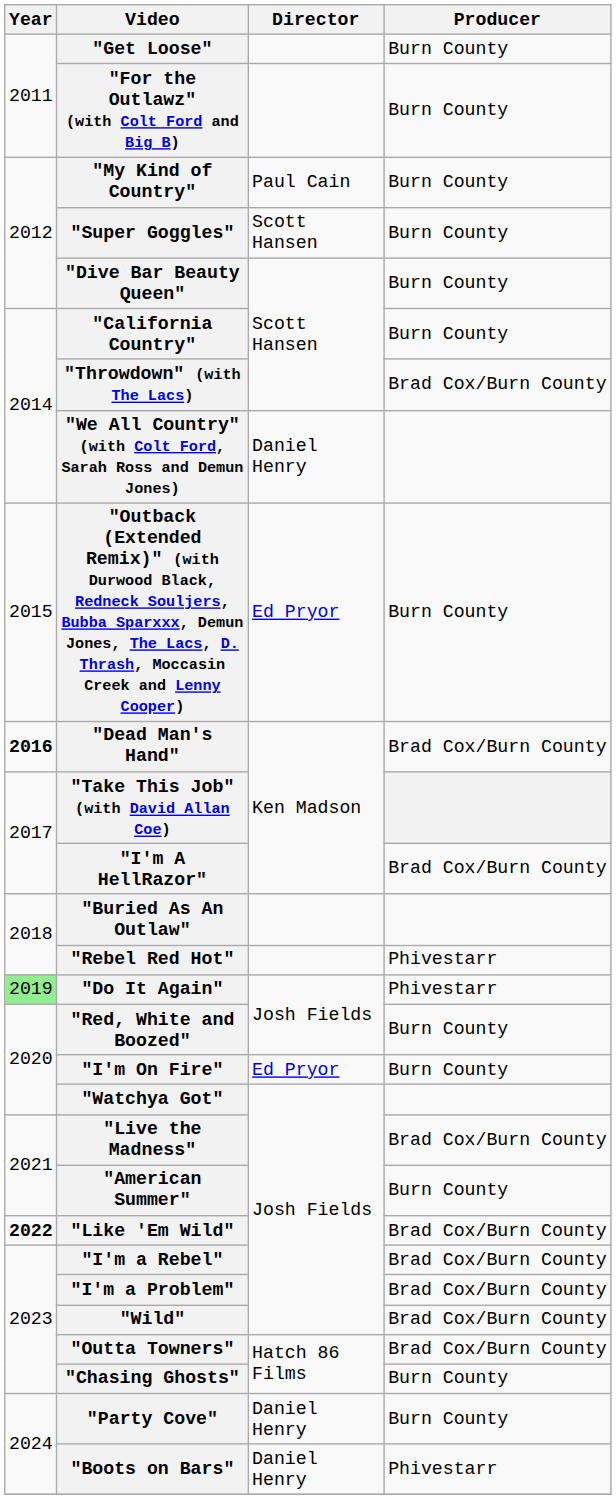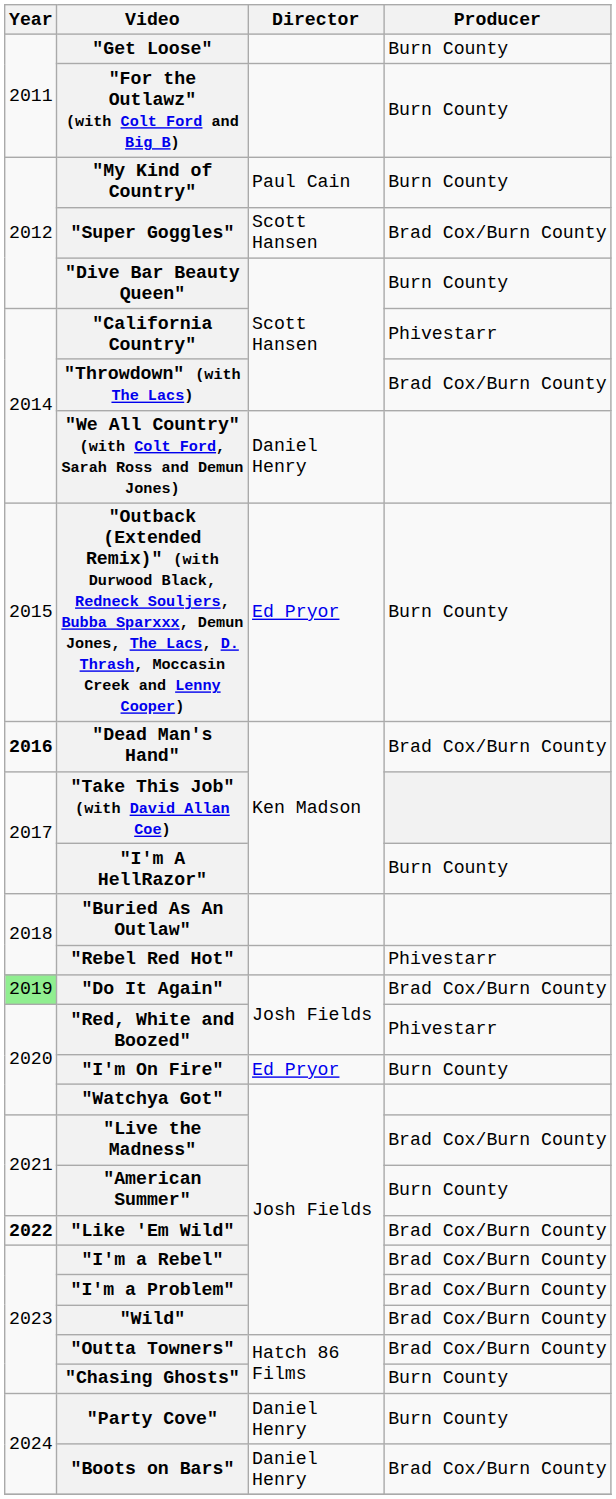(448, 233) Burn County -> (497, 233) Brad Cox/Burn County
(448, 334) Burn County -> (443, 334) Phivestarr
(497, 869) Brad Cox/Burn County -> (448, 869) Burn County
(443, 989) Phivestarr -> (497, 989) Brad Cox/Burn County
(448, 1030) Burn County -> (443, 1030) Phivestarr
(443, 1470) Phivestarr -> (497, 1470) Brad Cox/Burn County
